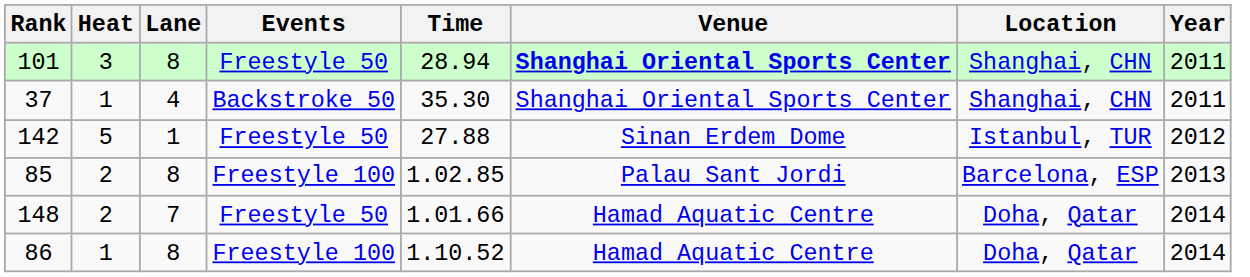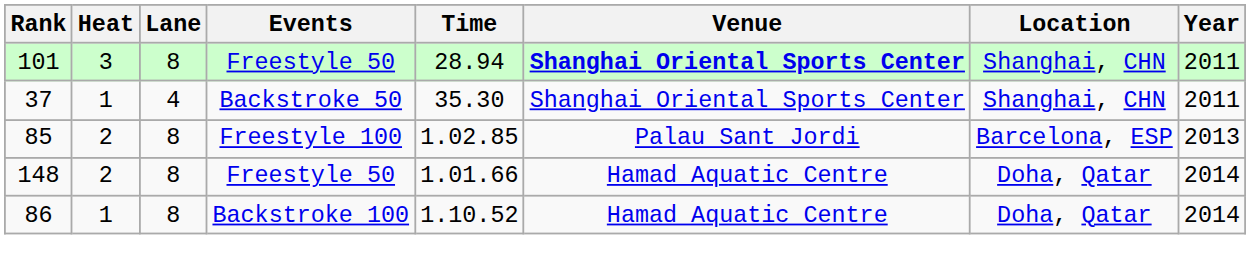- row: (39, 138)
(173, 215) 7 -> (173, 177) 8
(304, 253) Freestyle 100 -> (311, 215) Backstroke 100
